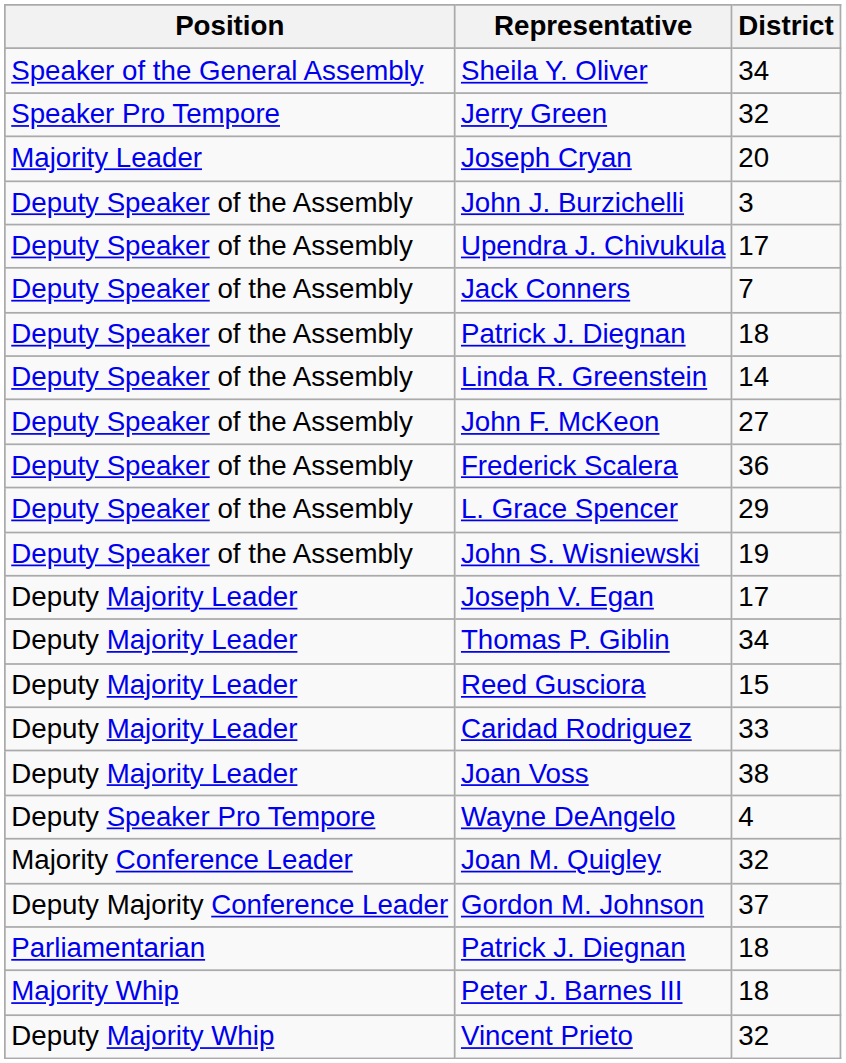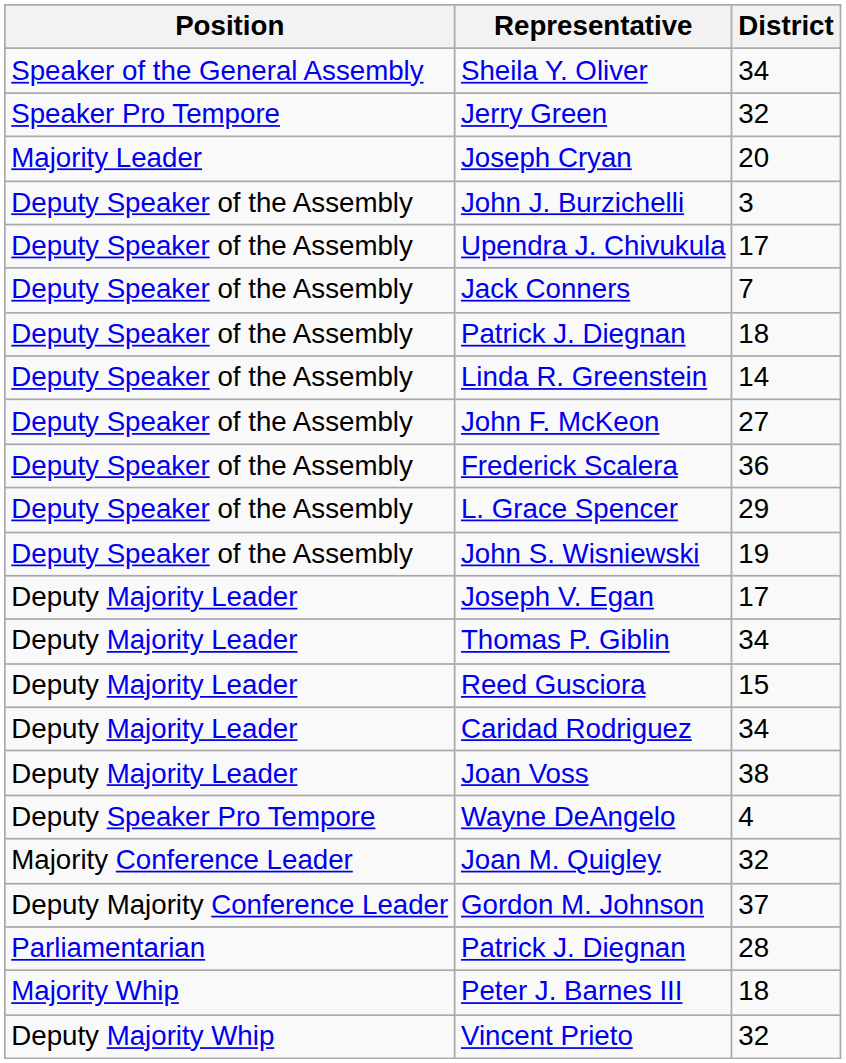(754, 728) 33 -> (754, 728) 34
(754, 948) 18 -> (754, 948) 28
